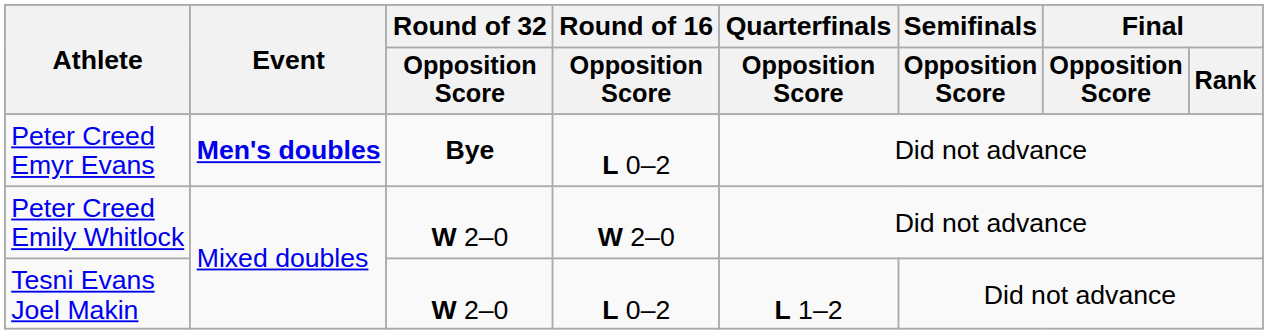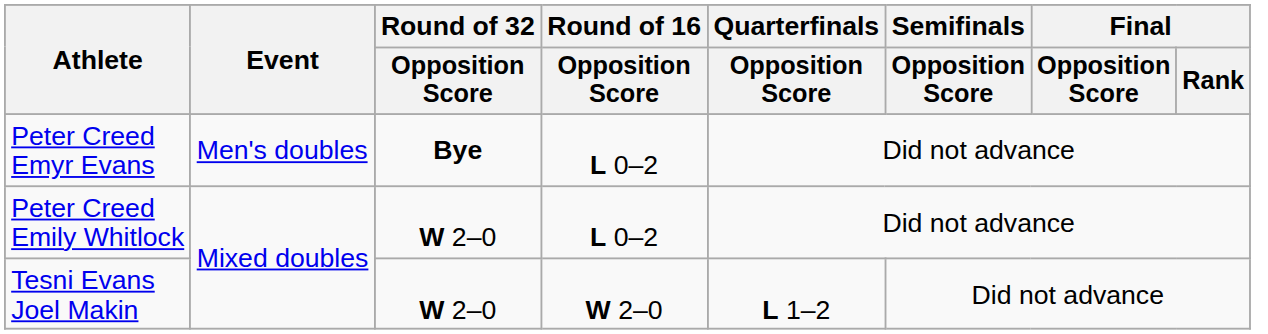(289, 151) bold -> (282, 151) normal
(636, 237) W 2–0 -> (624, 237) L 0–2
(636, 309) L 0–2 -> (624, 309) W 2–0
